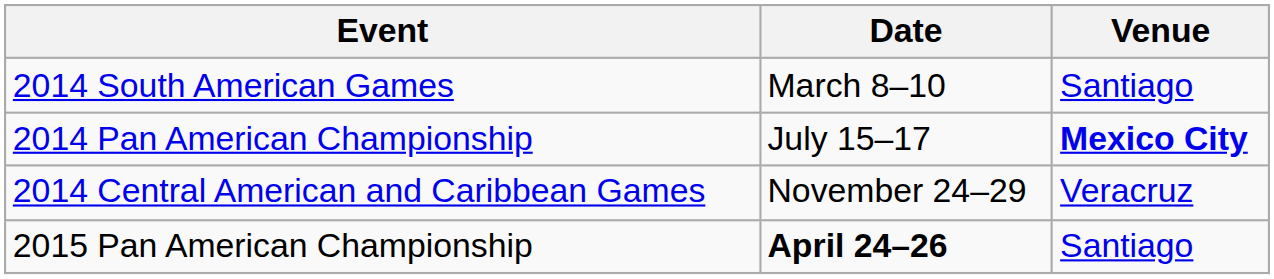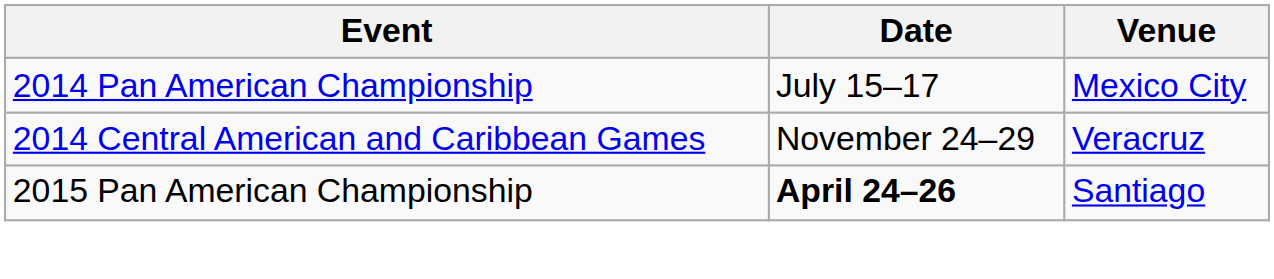- row: (233, 84)
(1154, 138) bold -> (1159, 84) normal
